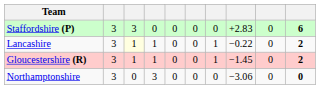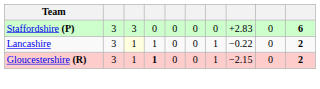(154, 60) normal -> (154, 60) bold
(241, 60) −1.45 -> (241, 60) −2.15
- row: (43, 76)
